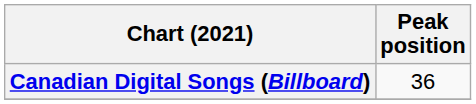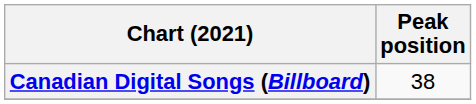(423, 81) 36 -> (423, 81) 38
